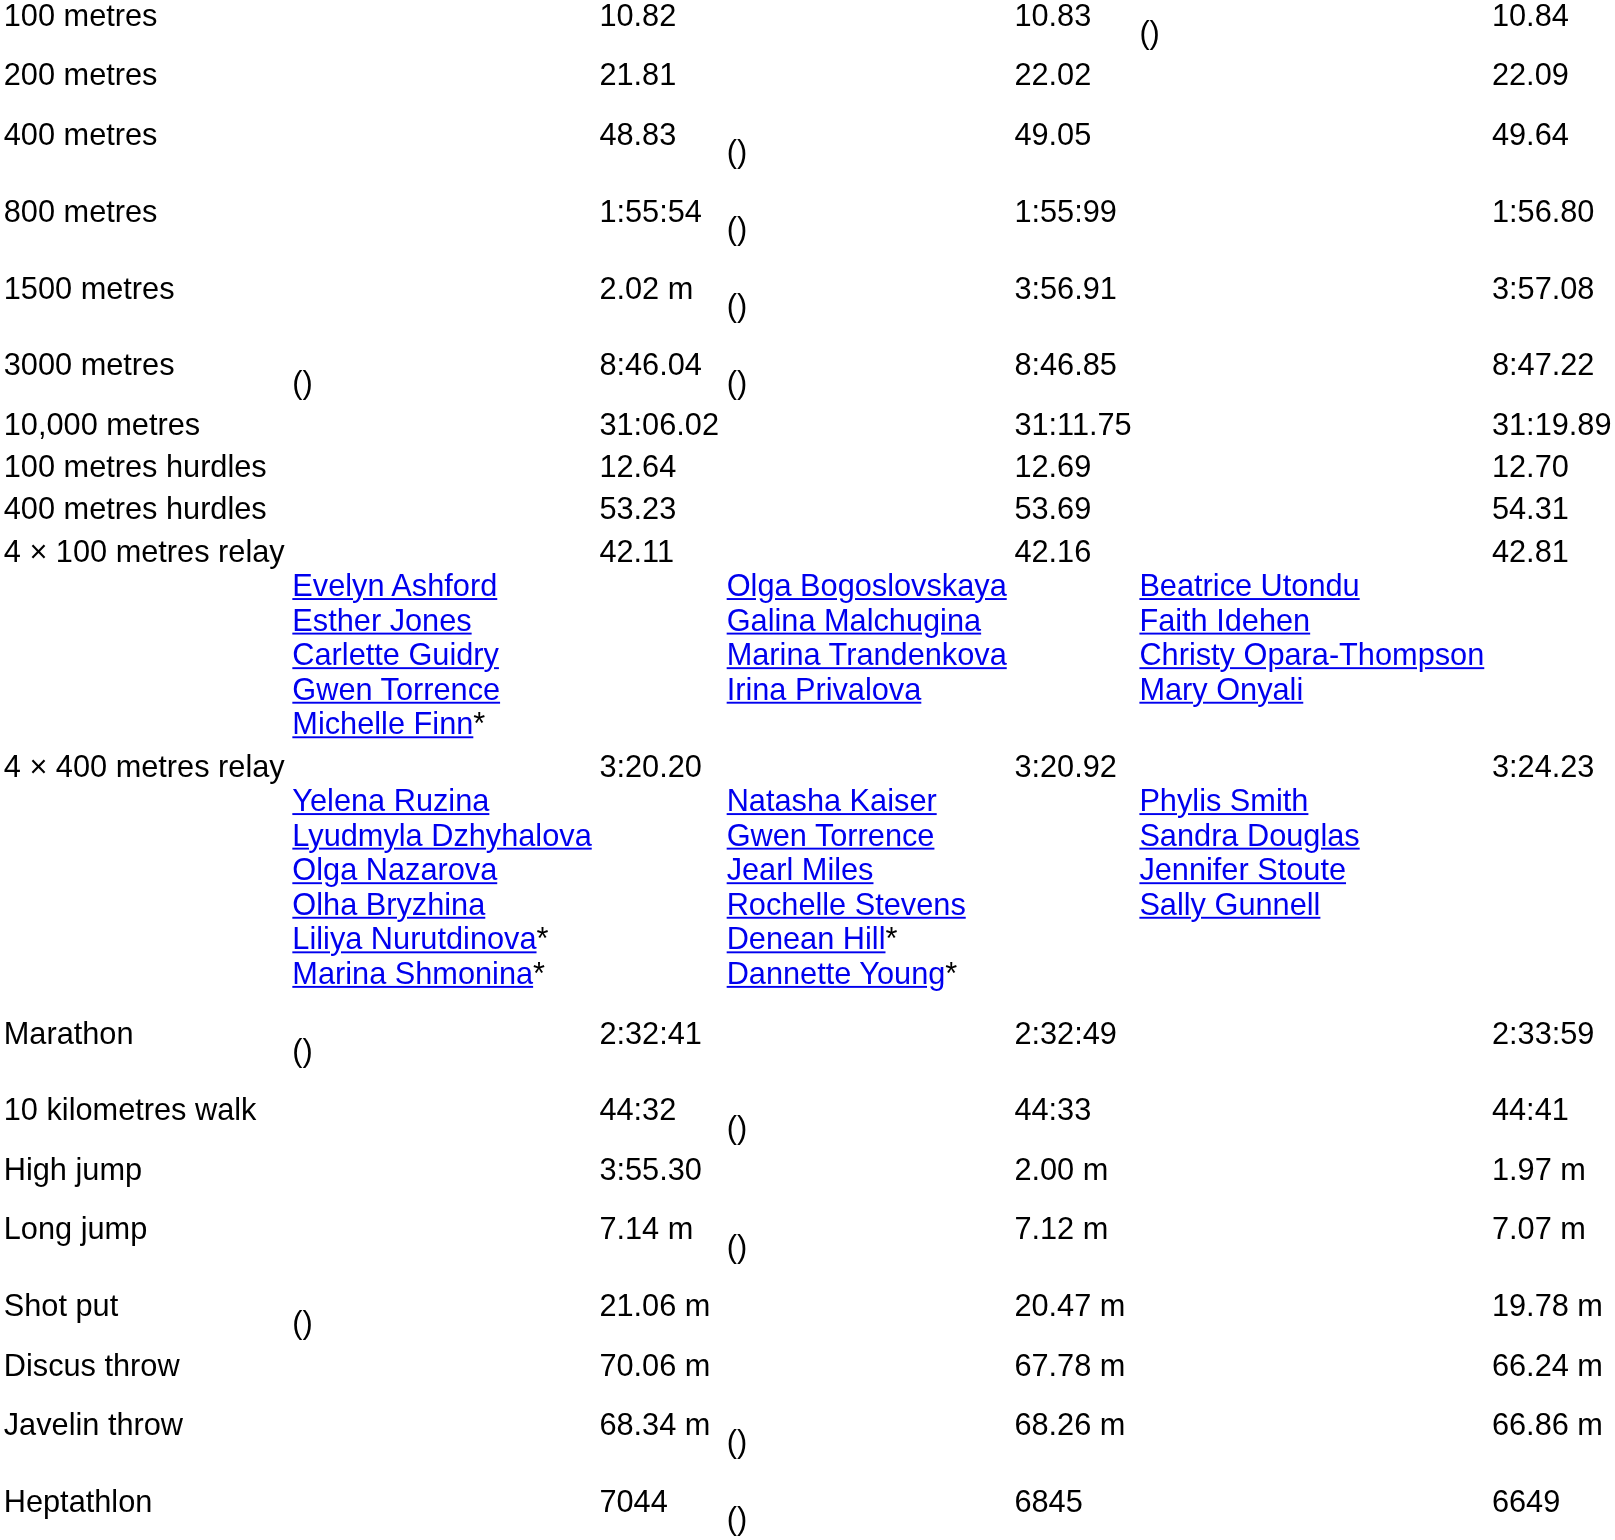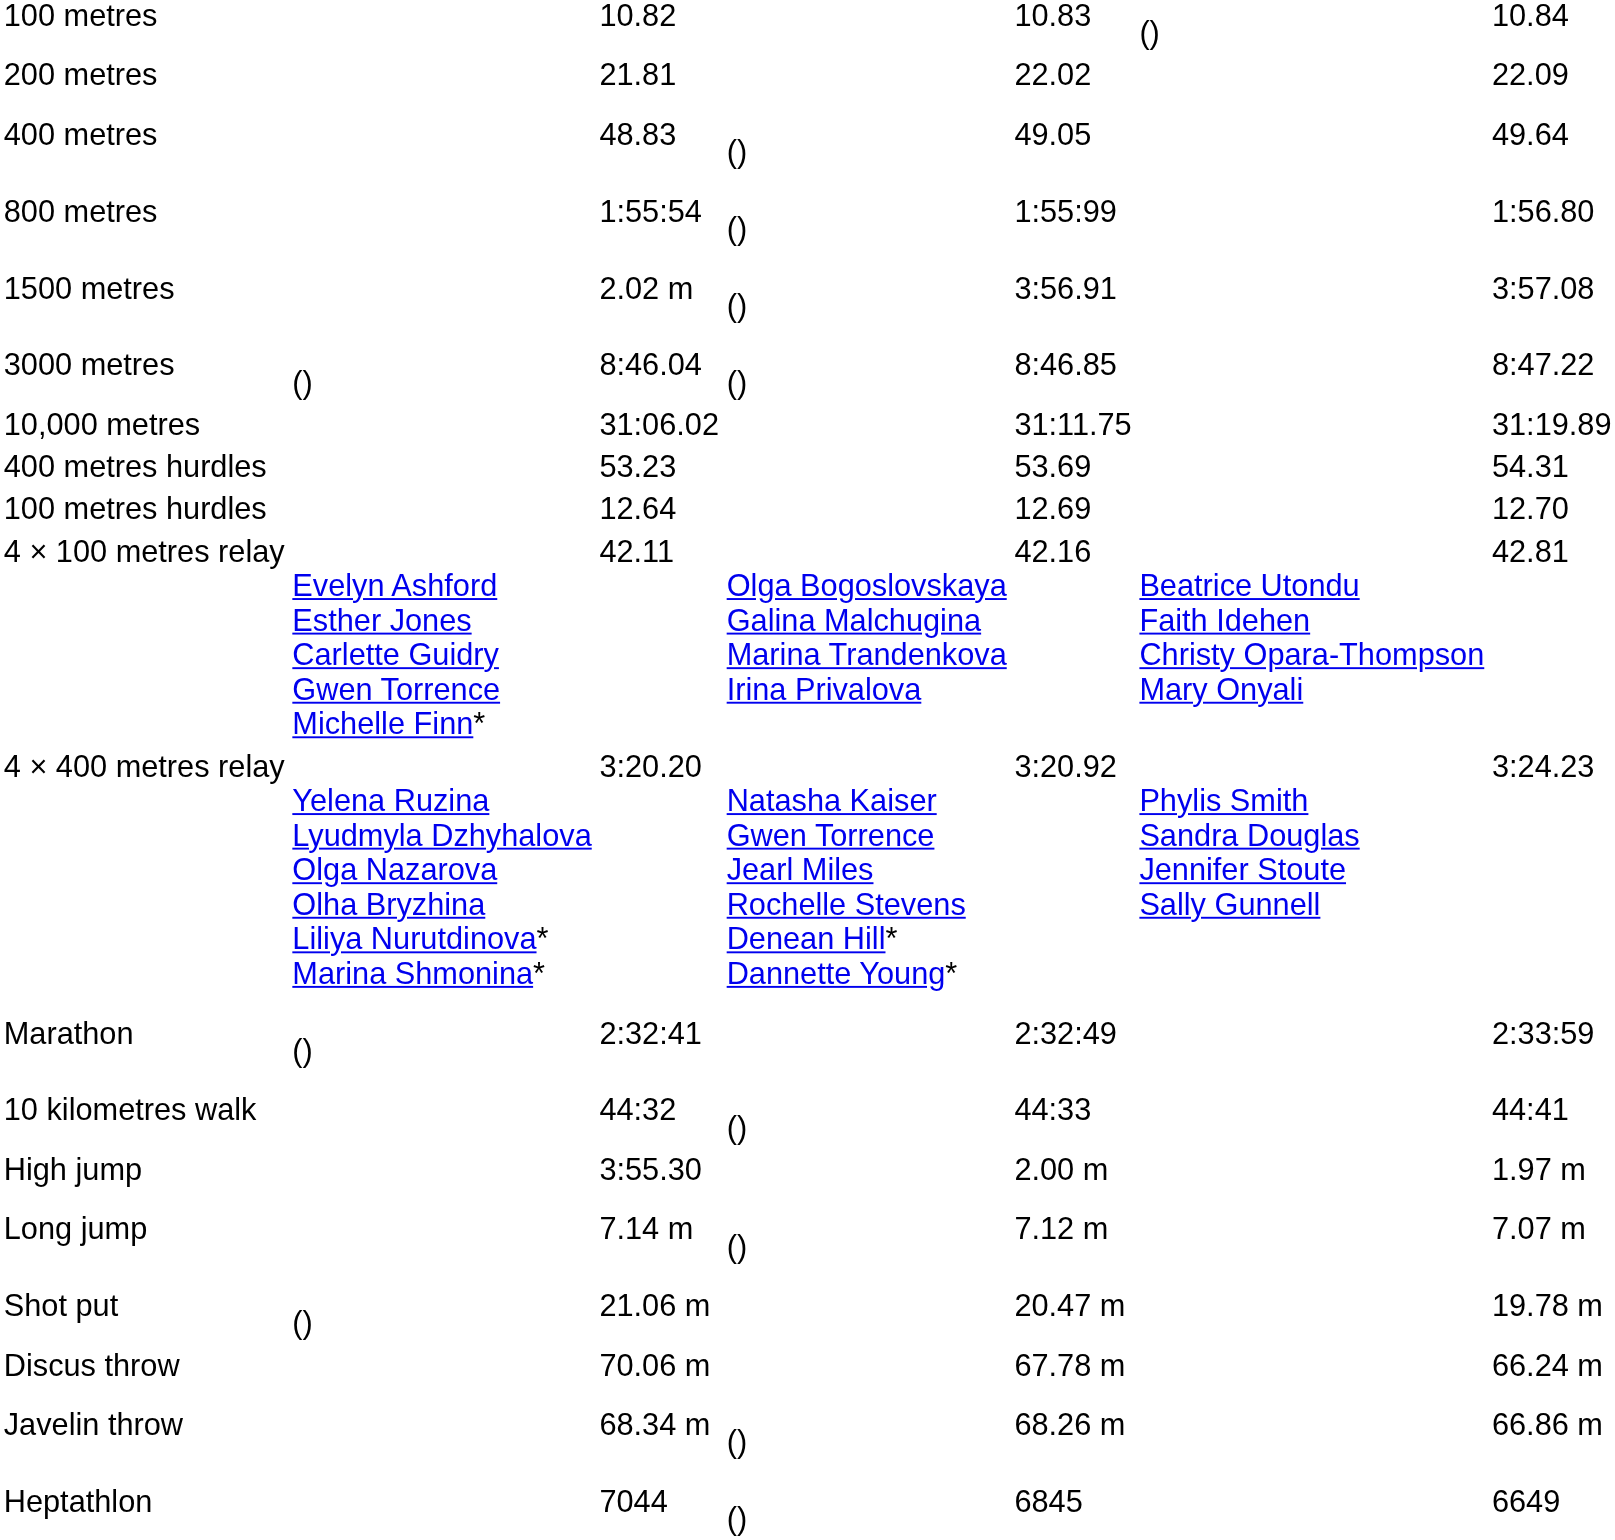rows swapped: (135, 467) <-> (135, 509)
